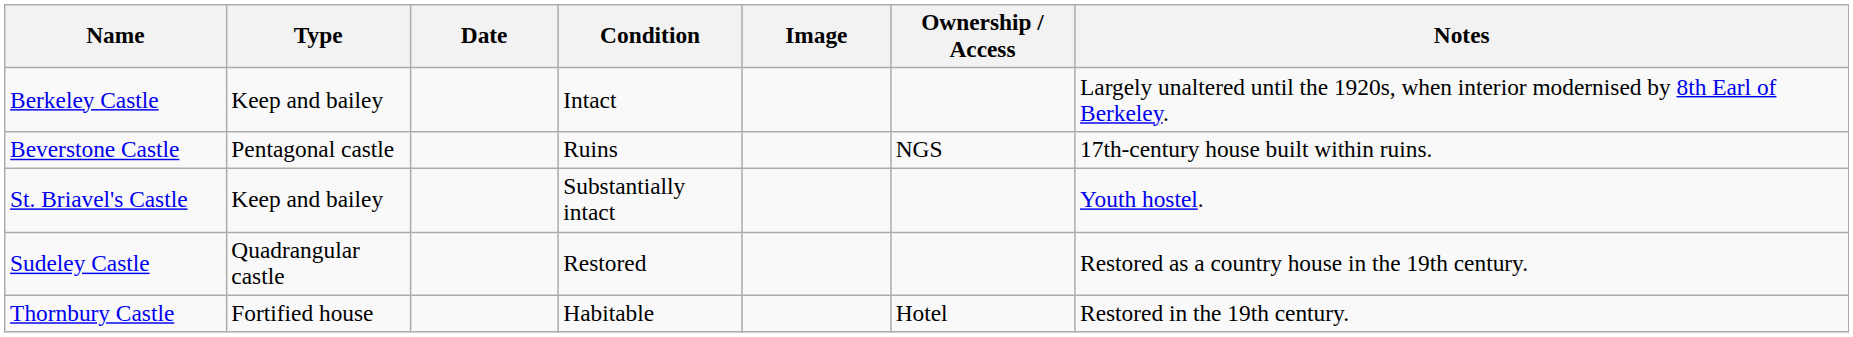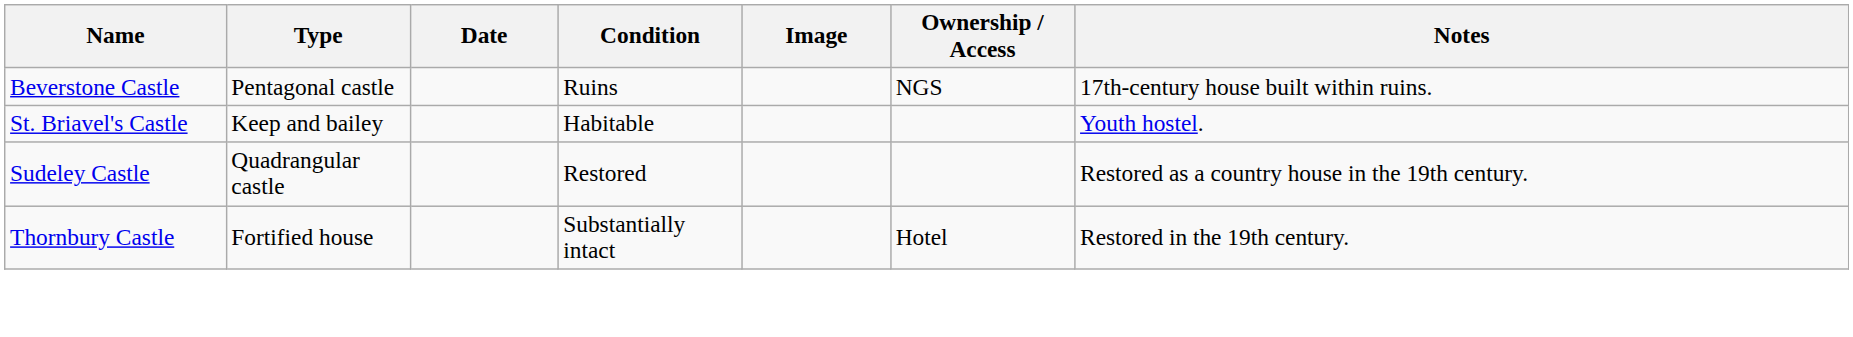- row: (84, 99)
(624, 199) Substantially intact -> (609, 123) Habitable
(609, 313) Habitable -> (624, 236) Substantially intact
